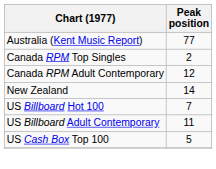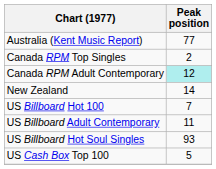(189, 73) no background -> (189, 73) paleturquoise background
+ row: (76, 139)
